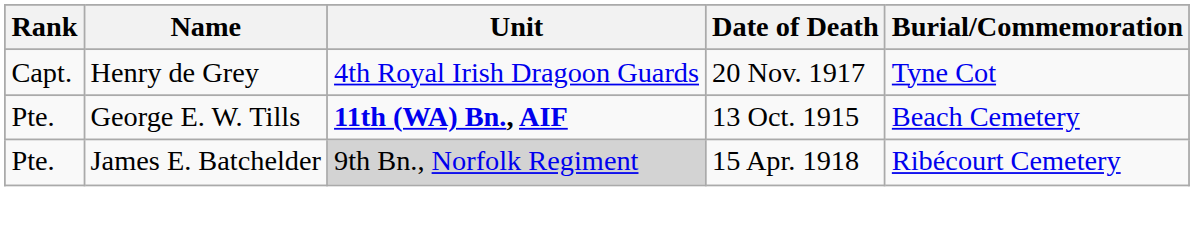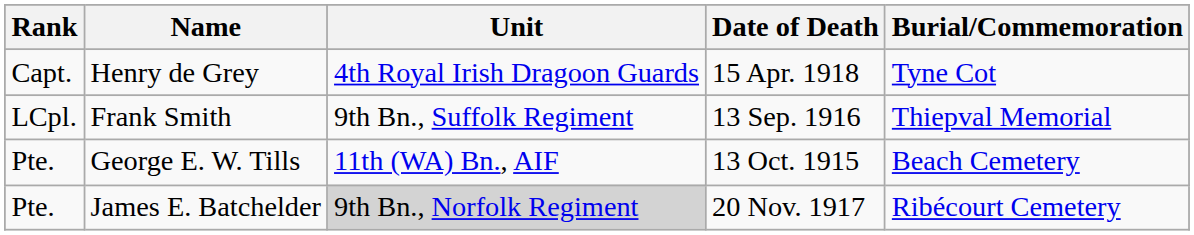(789, 71) 20 Nov. 1917 -> (786, 71) 15 Apr. 1918
+ row: (161, 116)
(451, 116) bold -> (446, 161) normal
(786, 161) 15 Apr. 1918 -> (789, 206) 20 Nov. 1917
